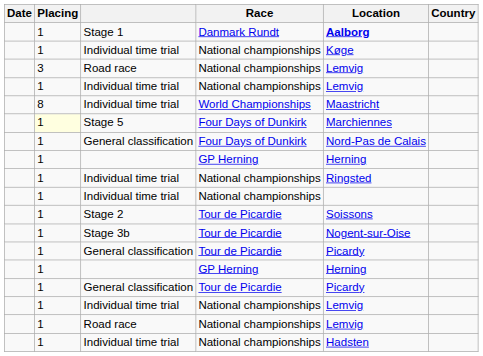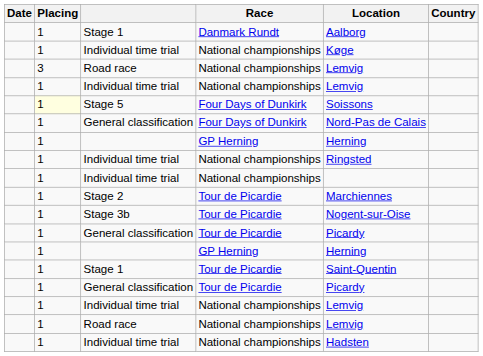(348, 31) bold -> (346, 31) normal
- row: (131, 104)
(359, 123) Marchiennes -> (349, 104) Soissons
(349, 214) Soissons -> (359, 196) Marchiennes
+ row: (103, 269)
